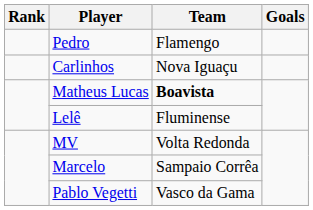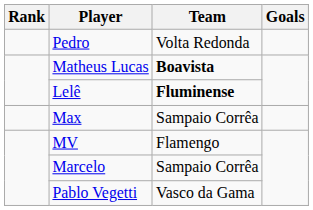(188, 42) Flamengo -> (203, 42) Volta Redonda
- row: (83, 67)
(193, 117) normal -> (195, 92) bold
+ row: (67, 117)
(203, 142) Volta Redonda -> (188, 142) Flamengo
